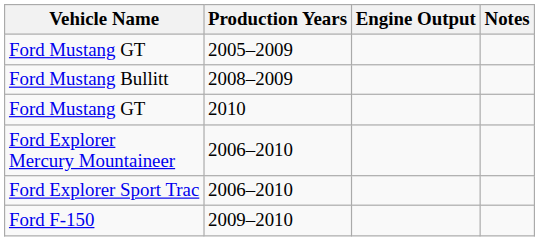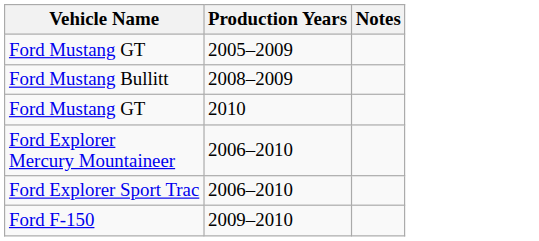- column: (416, 19)
